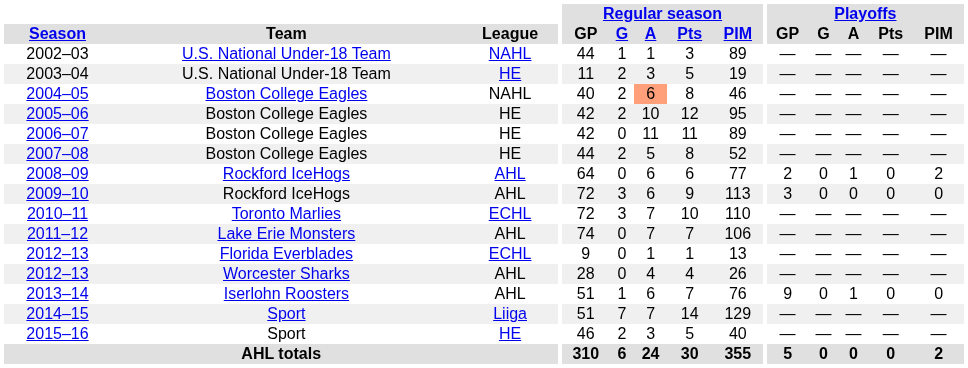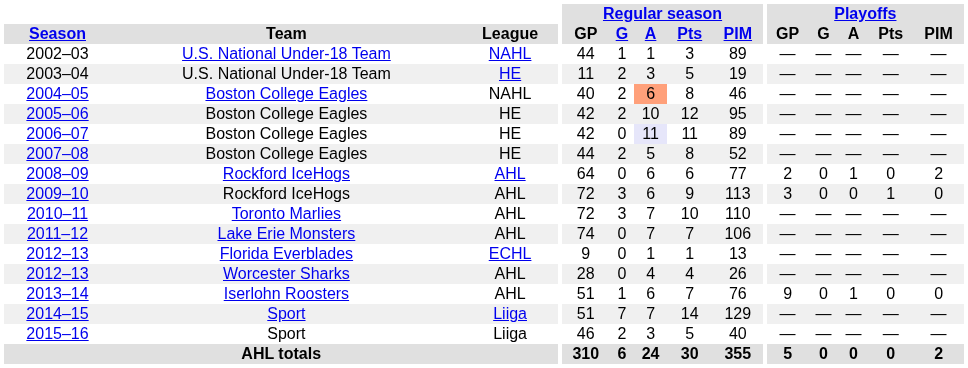(651, 134) no background -> (651, 134) lavender background
(891, 194) 0 -> (891, 194) 1
(510, 214) ECHL -> (510, 214) AHL
(510, 334) HE -> (510, 334) Liiga
